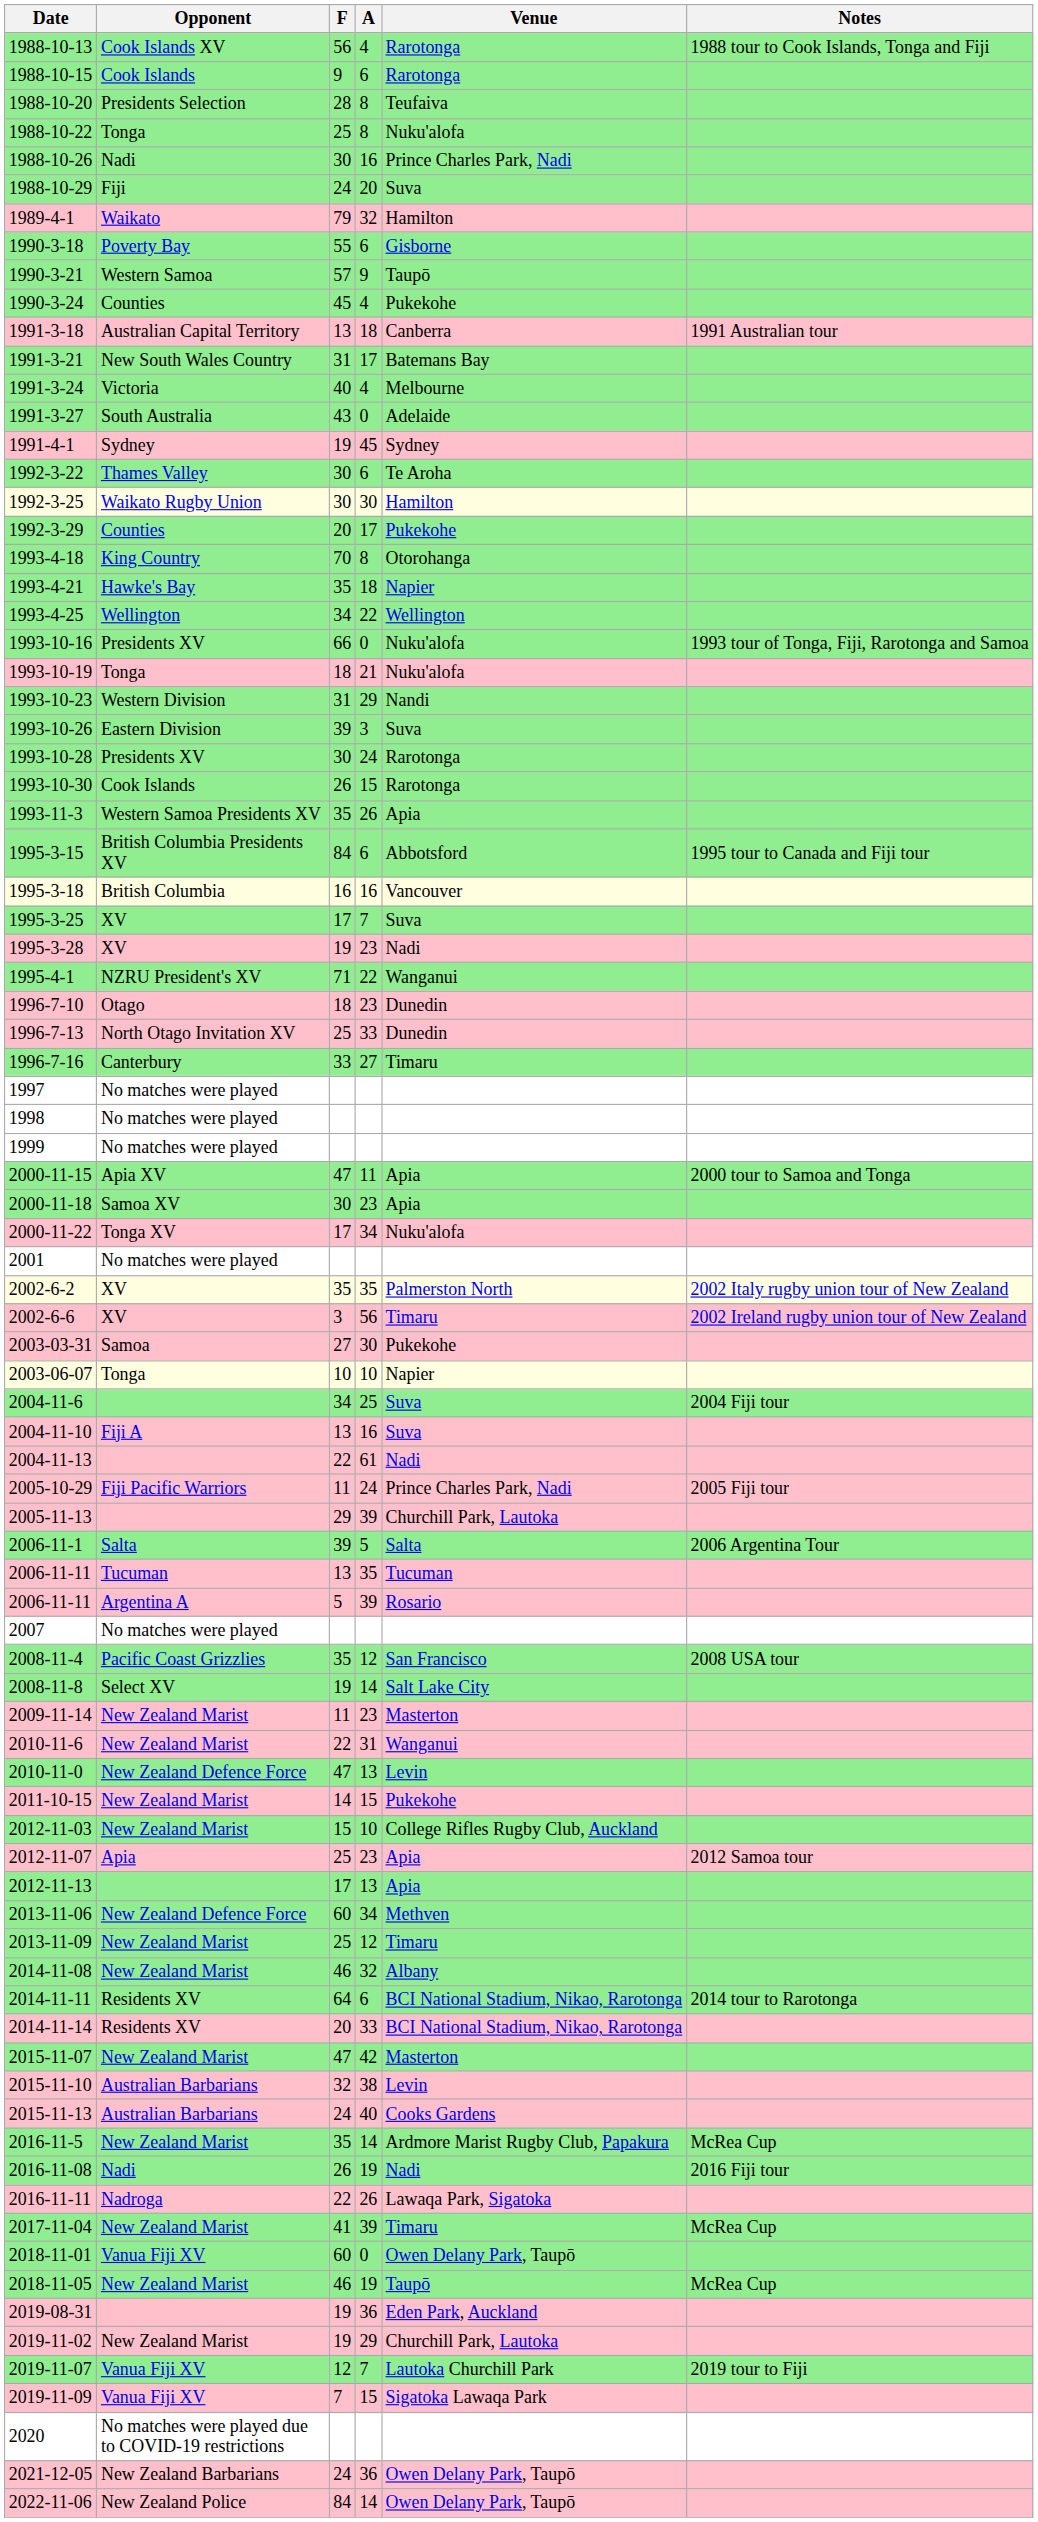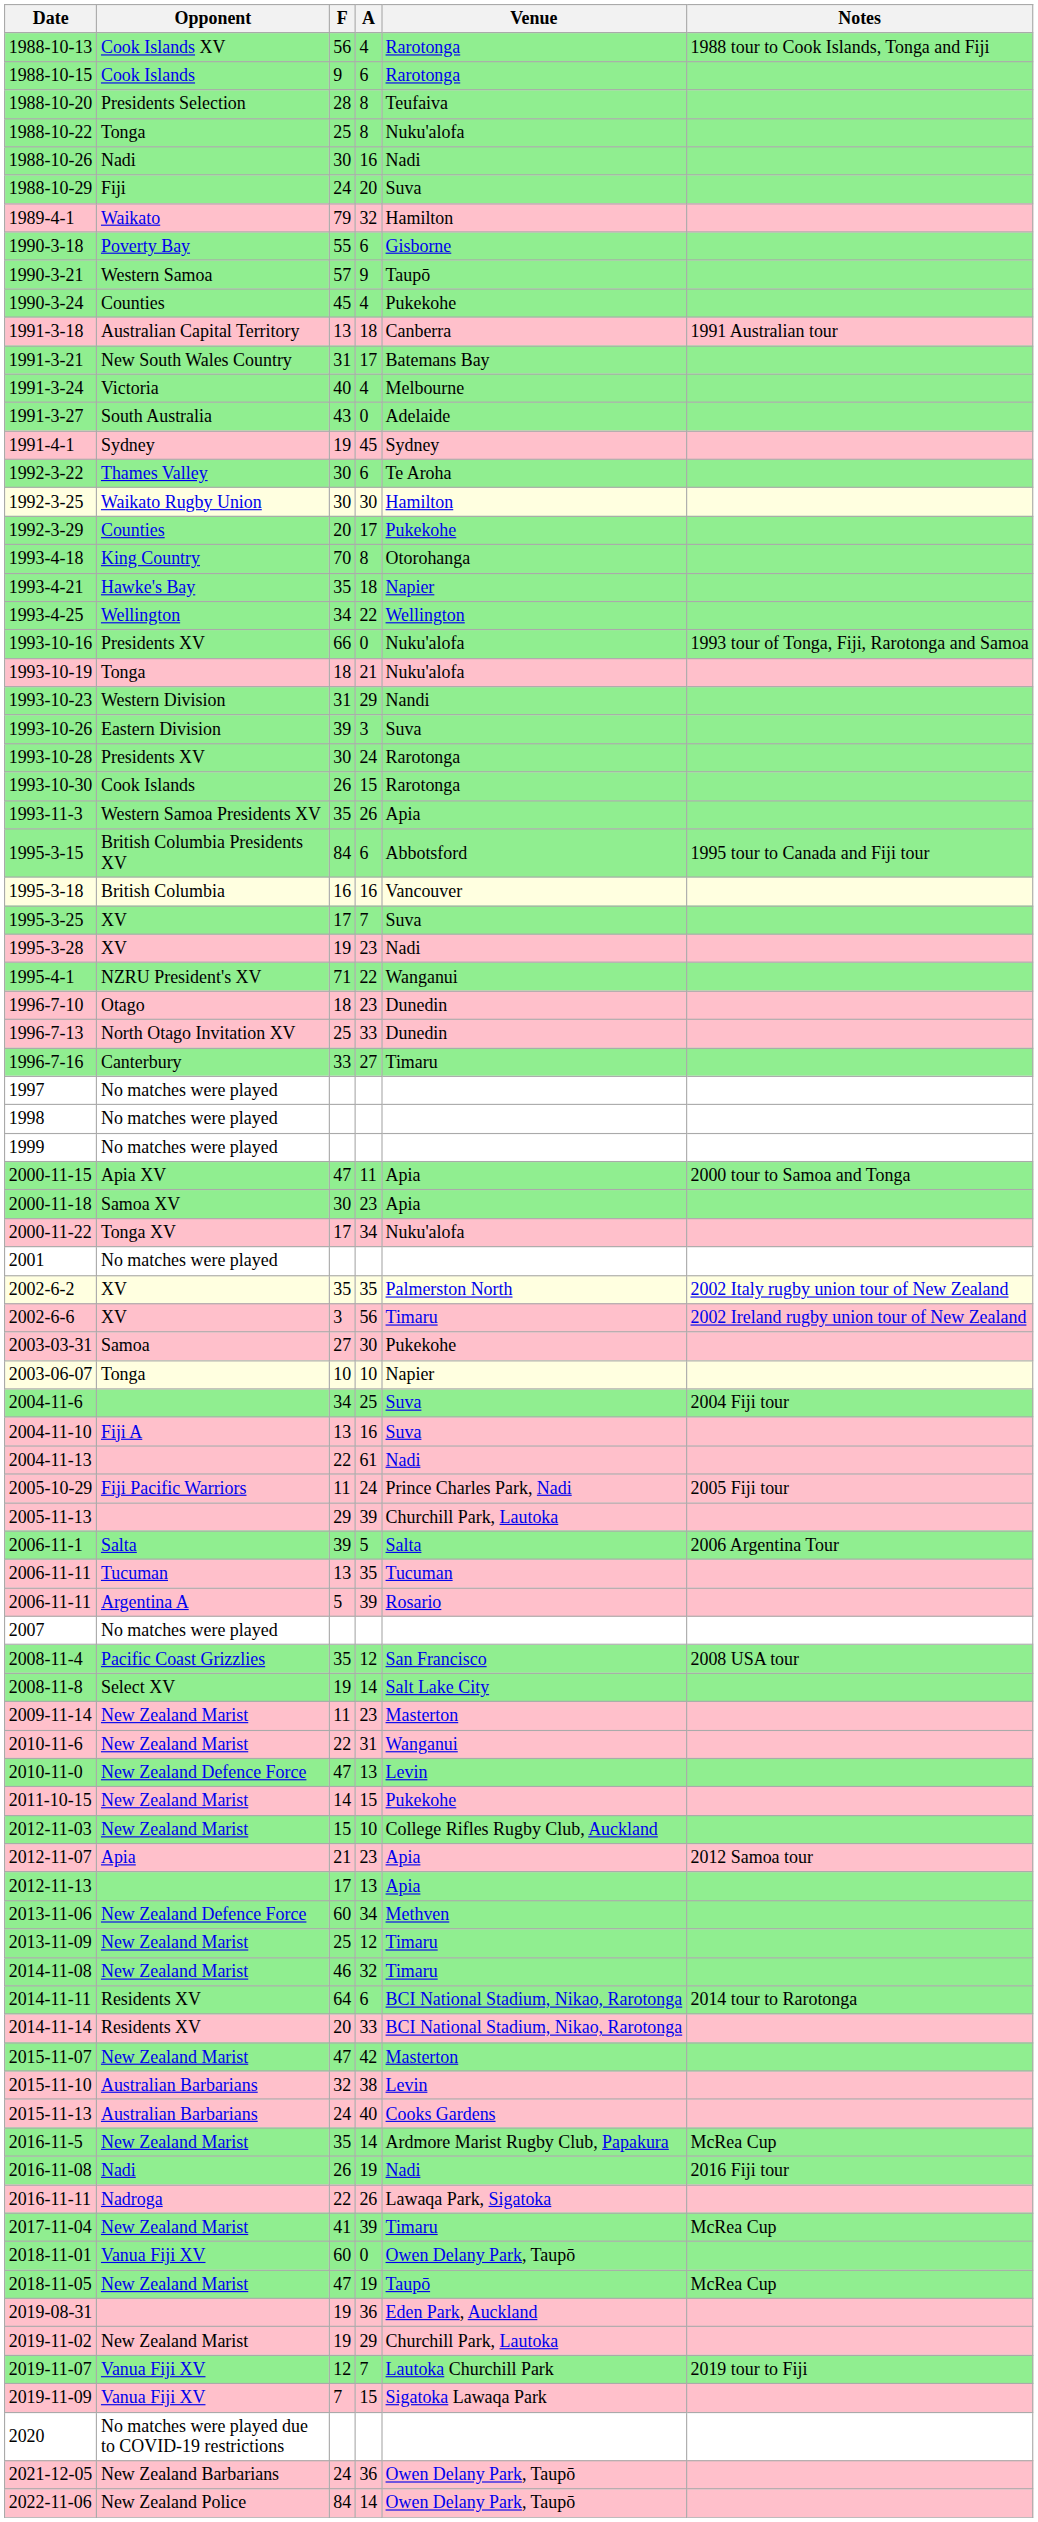(479, 160) Prince Charles Park, Nadi -> (403, 160) Nadi
(342, 1857) 25 -> (342, 1857) 21
(412, 1971) Albany -> (412, 1971) Timaru
(342, 2284) 46 -> (342, 2284) 47
